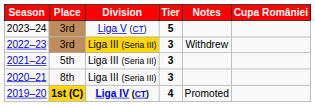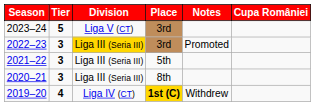columns swapped: (171, 13) <-> (67, 13)
(207, 45) Withdrew -> (207, 45) Promoted
(122, 94) bold -> (109, 94) normal
(207, 94) Promoted -> (207, 94) Withdrew
